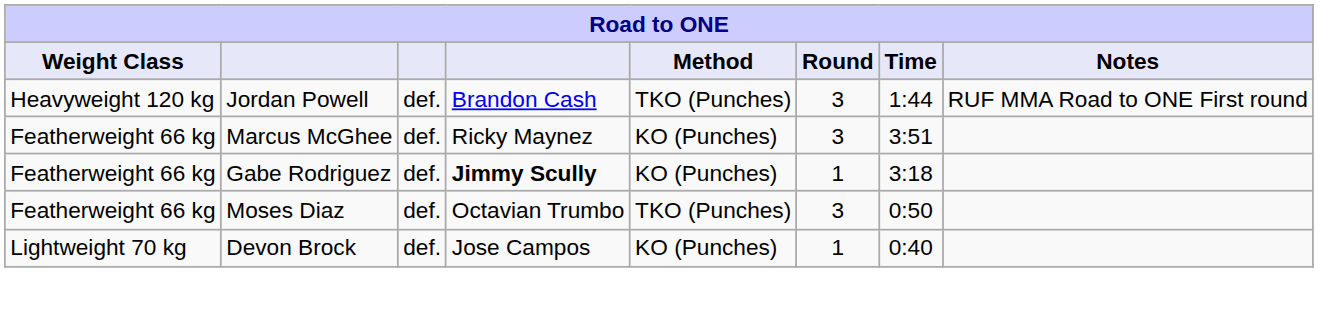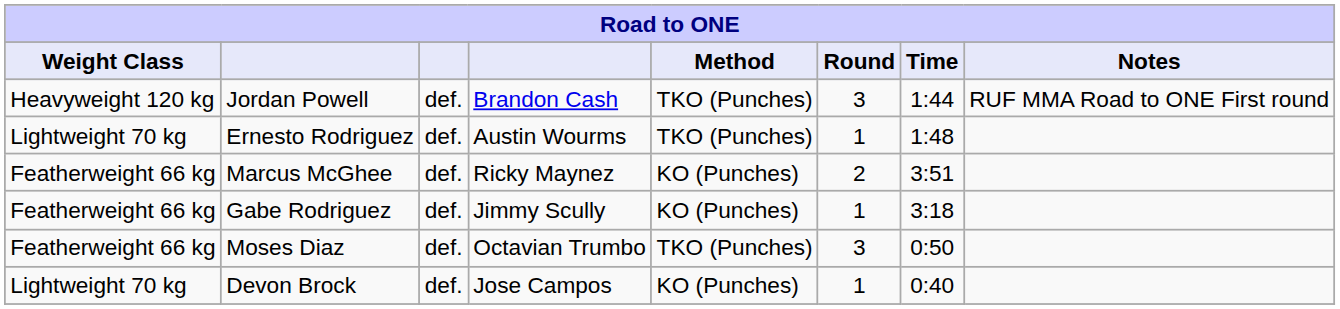+ row: (320, 135)
(838, 135) 3 -> (859, 173) 2
(524, 173) bold -> (539, 210) normal
